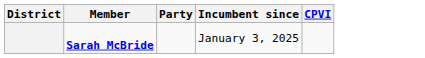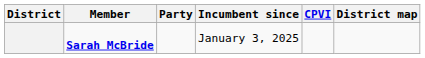+ column: (377, 14)
